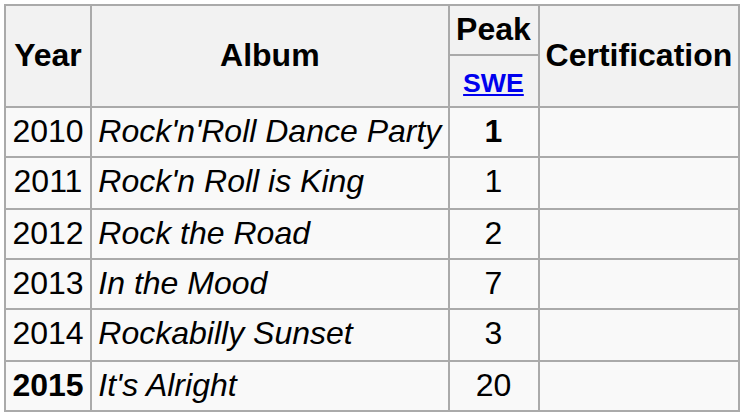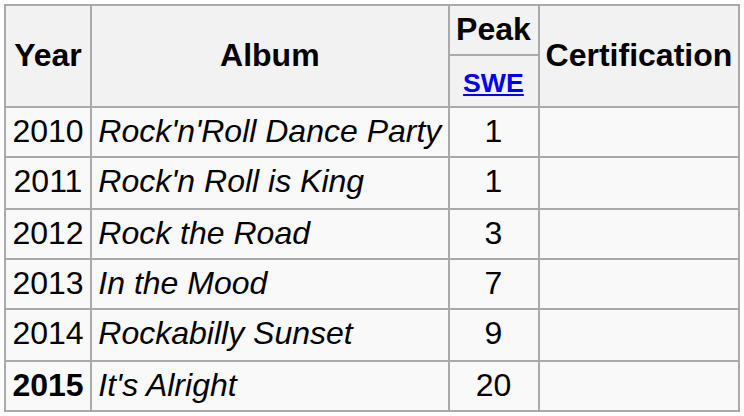(493, 131) bold -> (493, 131) normal
(493, 232) 2 -> (493, 232) 3
(493, 334) 3 -> (493, 334) 9
